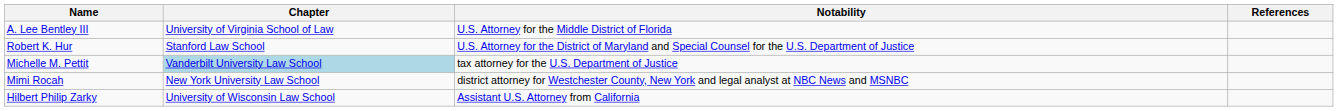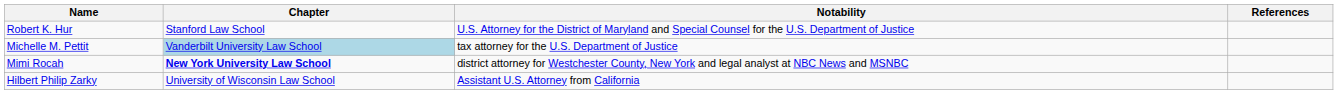- row: (48, 30)
(243, 81) normal -> (248, 64) bold
